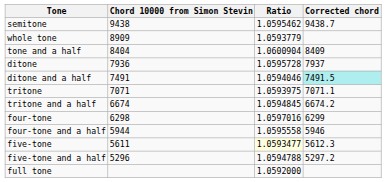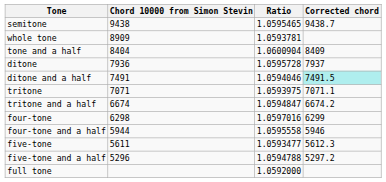(279, 24) 1.0595462 -> (279, 24) 1.0595465
(279, 38) 1.0593779 -> (279, 38) 1.0593781
(279, 104) 1.0594845 -> (279, 104) 1.0594847
(279, 144) lightyellow background -> (279, 144) no background
